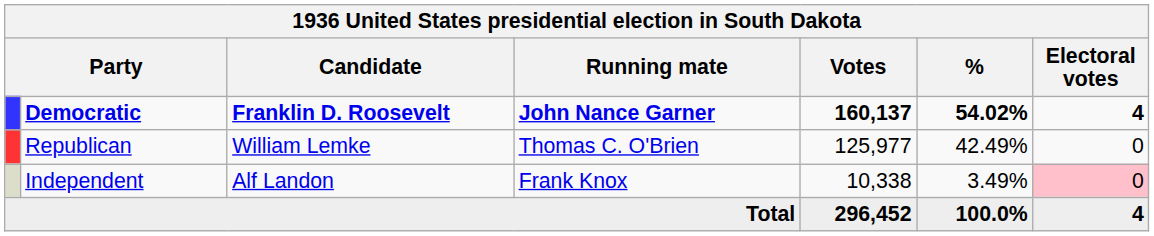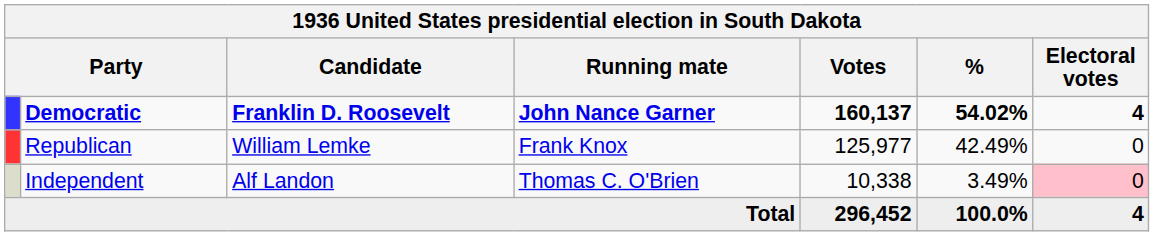(609, 146) Thomas C. O'Brien -> (573, 146) Frank Knox
(573, 180) Frank Knox -> (609, 180) Thomas C. O'Brien
